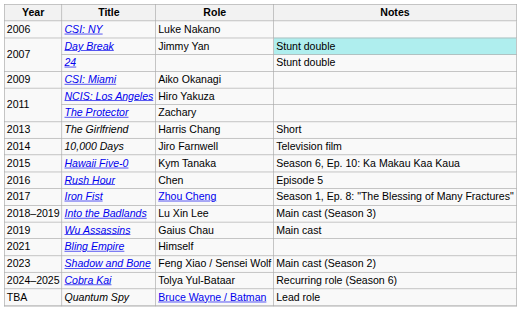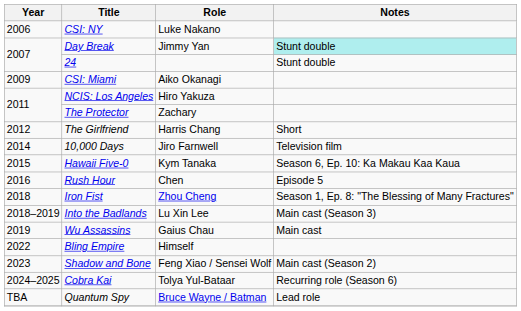(19, 130) 2013 -> (19, 130) 2012
(19, 197) 2017 -> (19, 197) 2018
(19, 247) 2021 -> (19, 247) 2022
